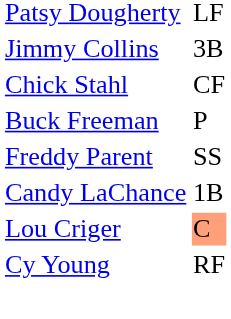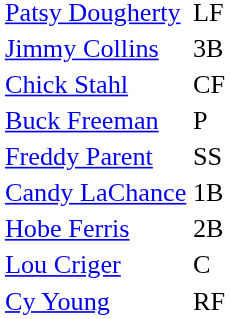+ row: (67, 228)
(202, 228) lightsalmon background -> (202, 264) no background
